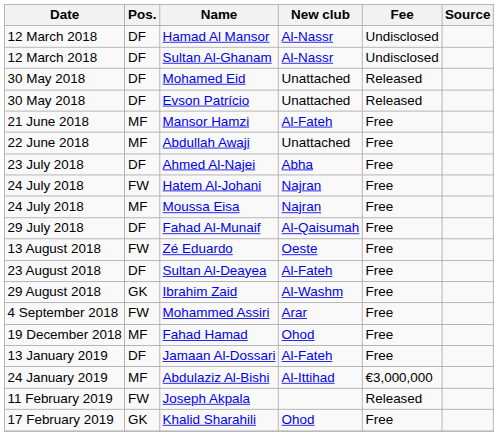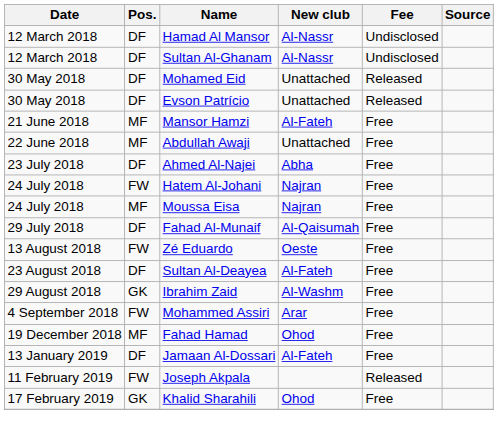- row: (216, 377)
